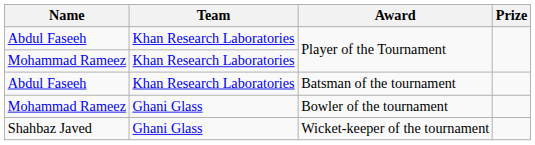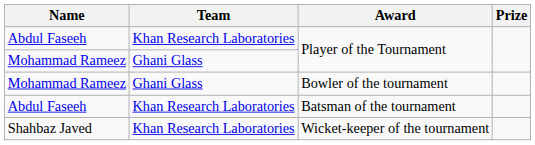(214, 60) Khan Research Laboratories -> (168, 60) Ghani Glass
rows swapped: (47, 83) <-> (67, 106)
(168, 128) Ghani Glass -> (214, 128) Khan Research Laboratories
